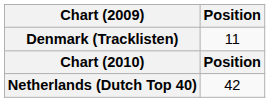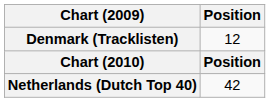(232, 39) 11 -> (232, 39) 12
